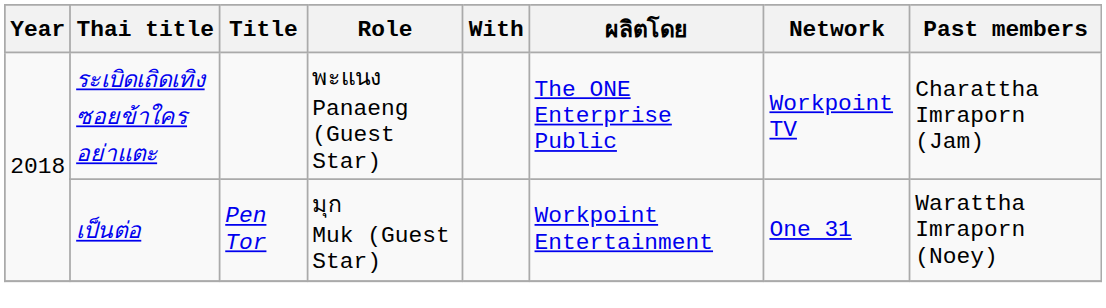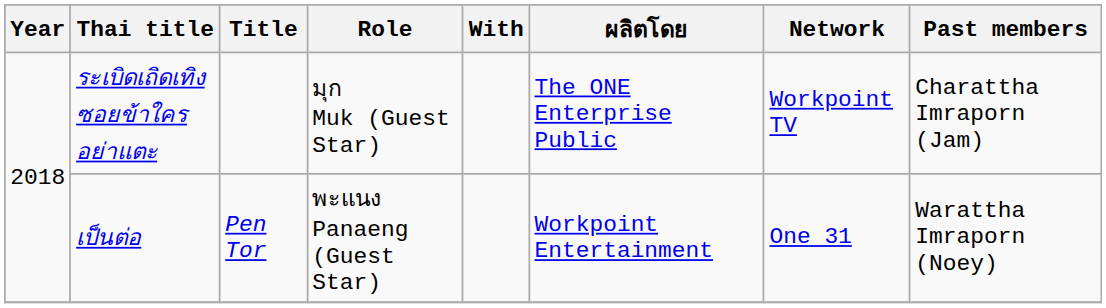(360, 120) พะแนง Panaeng (Guest Star) -> (381, 117) มุก Muk (Guest Star)
(381, 234) มุก Muk (Guest Star) -> (360, 242) พะแนง Panaeng (Guest Star)
